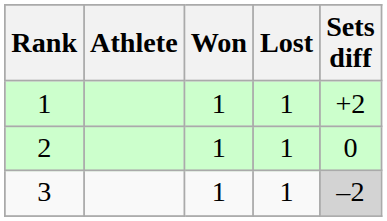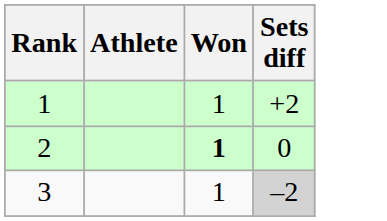- column: (287, 42)
(219, 147) normal -> (219, 147) bold
